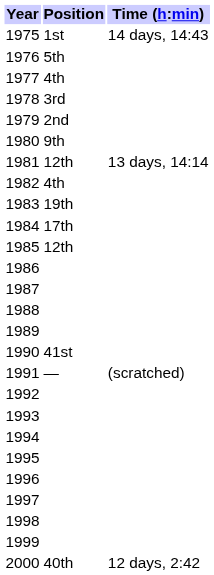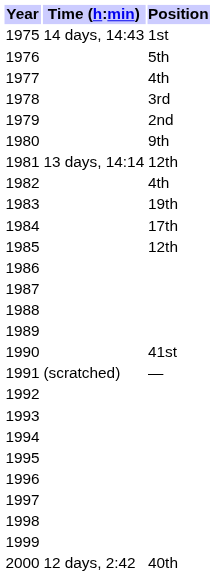columns swapped: (74, 14) <-> (158, 14)
